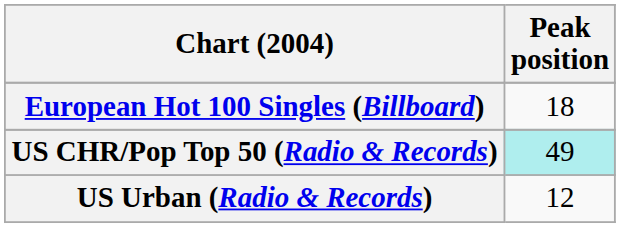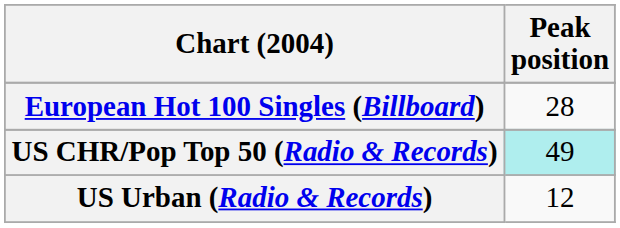(560, 105) 18 -> (560, 105) 28
